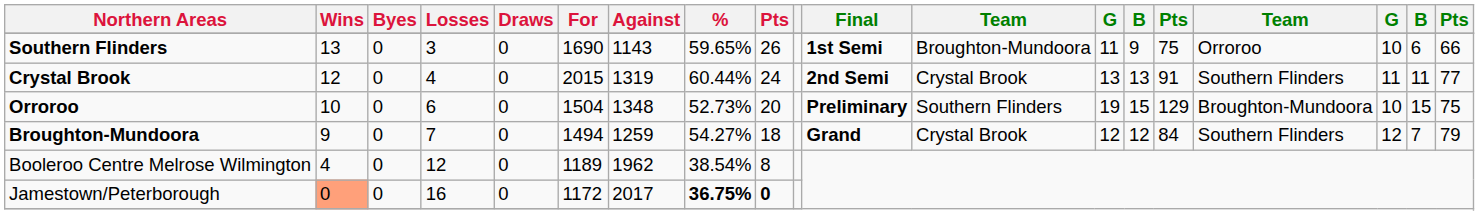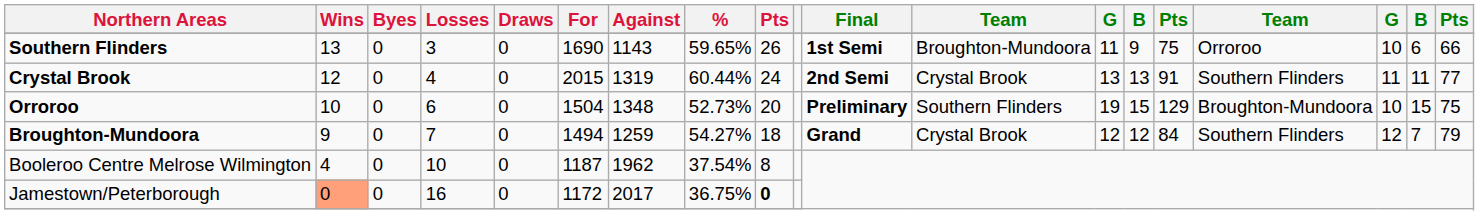(436, 165) 12 -> (436, 165) 10
(582, 165) 1189 -> (582, 165) 1187
(720, 165) 38.54% -> (720, 165) 37.54%
(720, 194) bold -> (720, 194) normal
